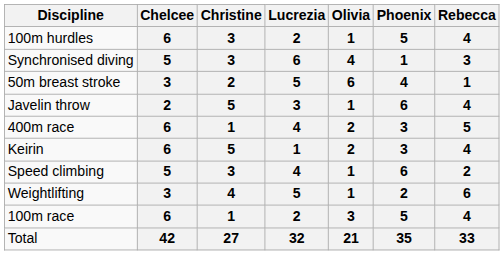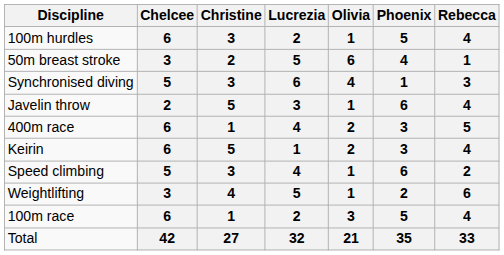rows swapped: (71, 60) <-> (64, 82)
